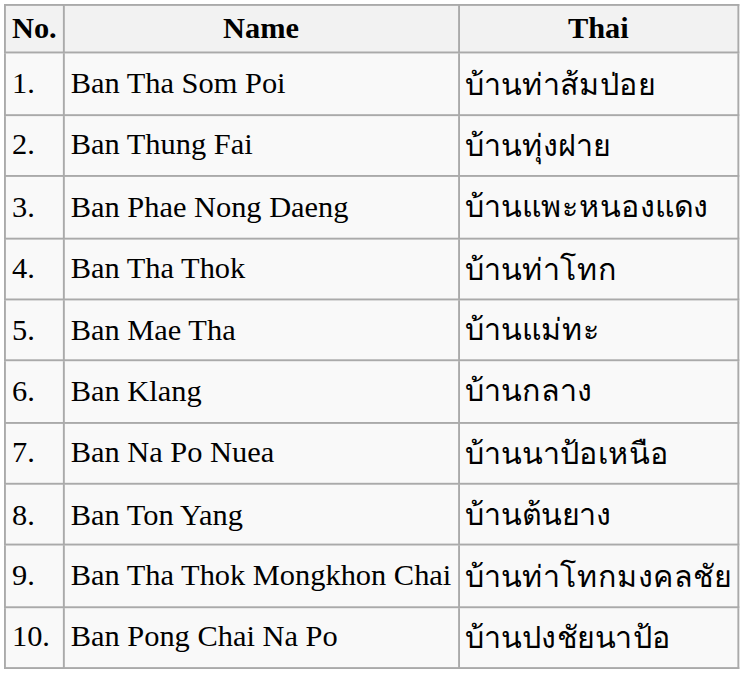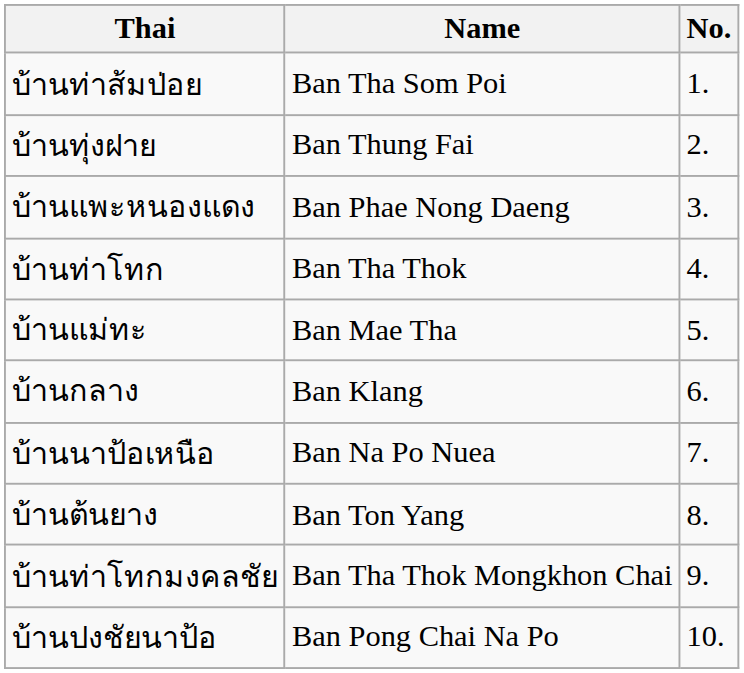columns swapped: (34, 28) <-> (598, 28)
